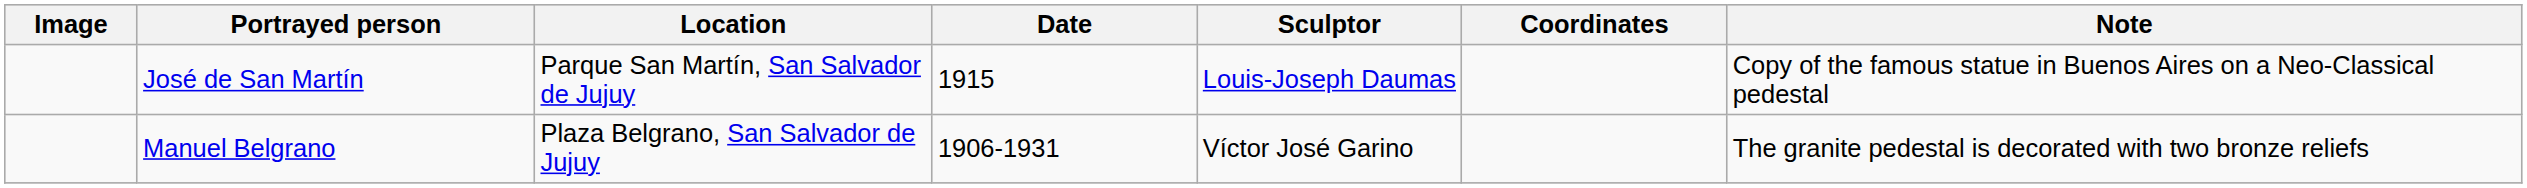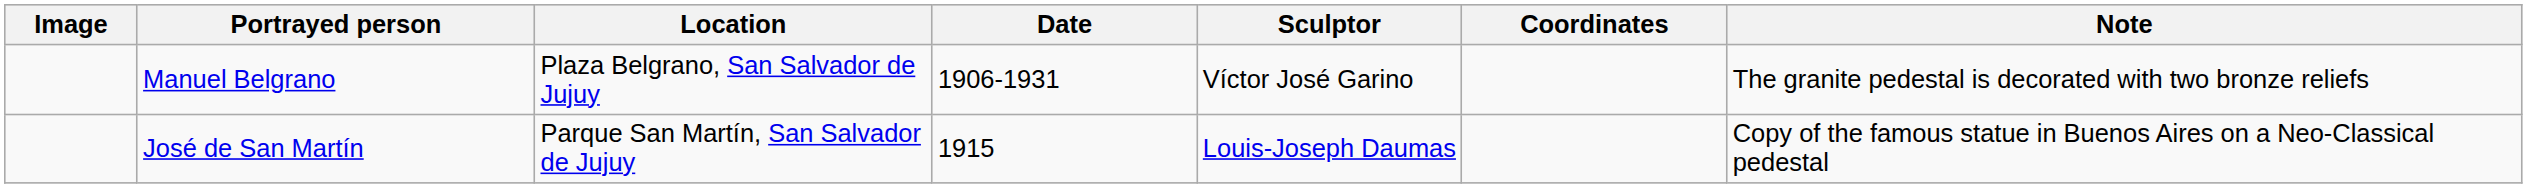rows swapped: (253, 79) <-> (239, 148)
